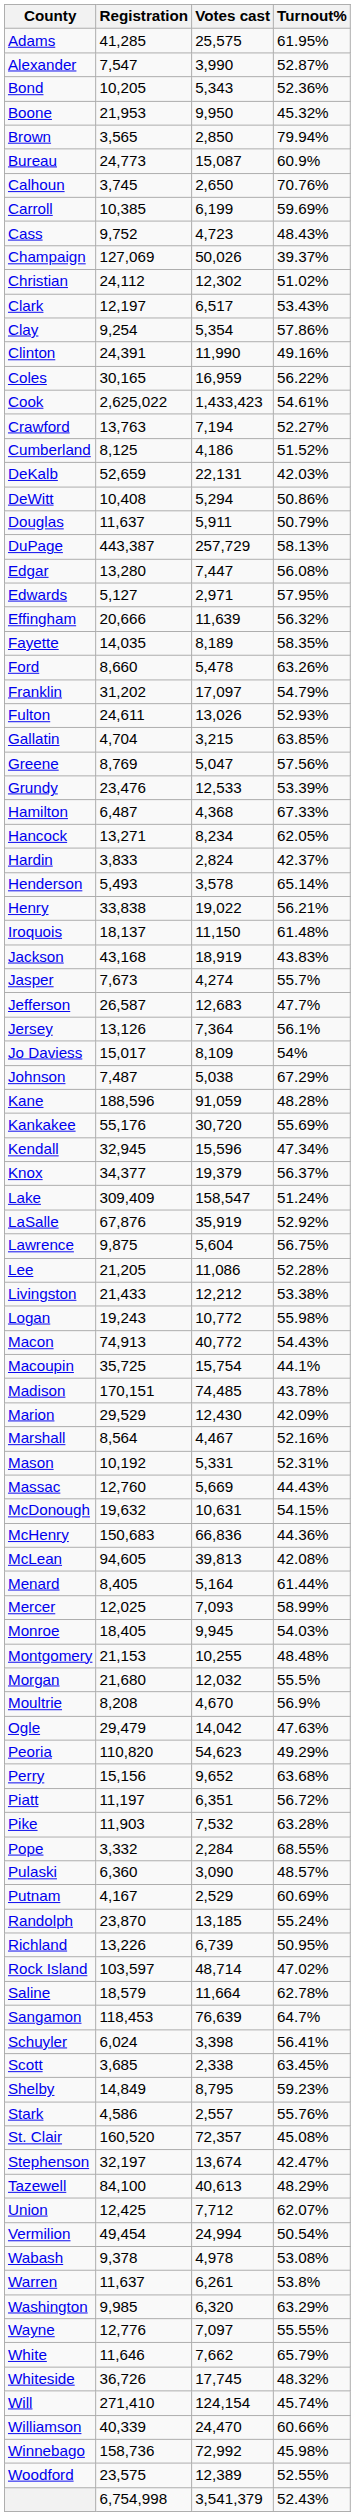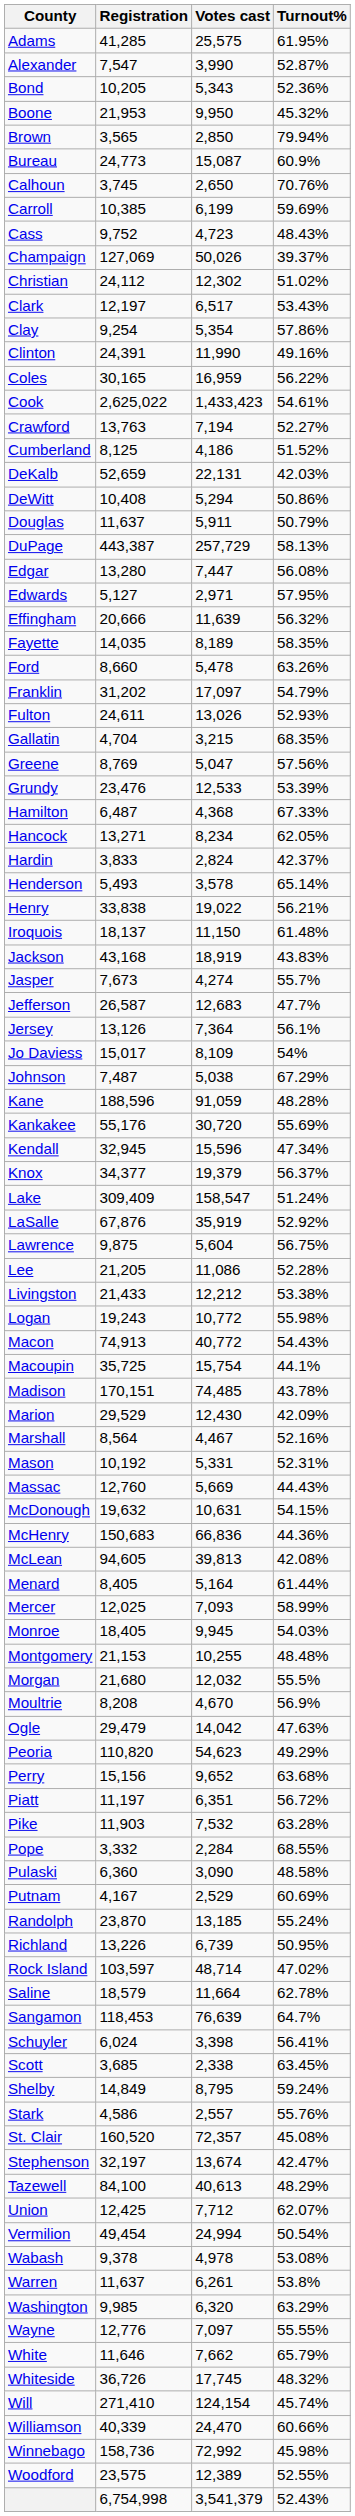(303, 739) 63.85% -> (303, 739) 68.35%
(303, 1872) 48.57% -> (303, 1872) 48.58%
(303, 2089) 59.23% -> (303, 2089) 59.24%
